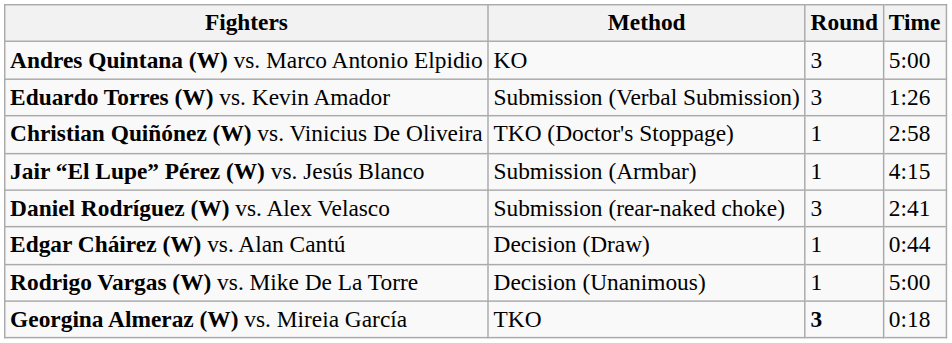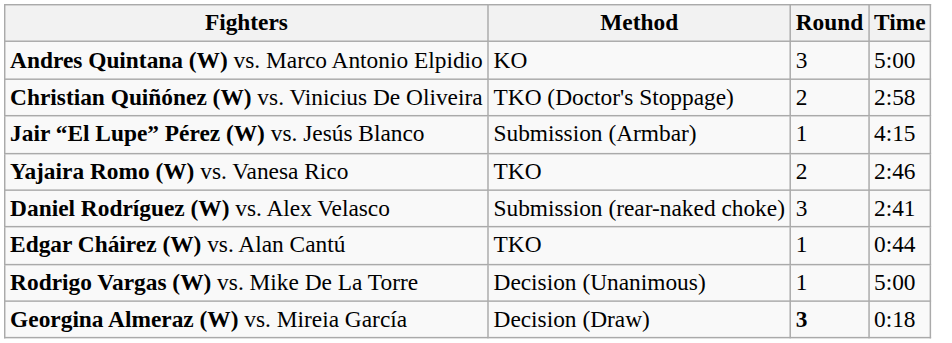- row: (200, 97)
(816, 134) 1 -> (802, 97) 2
+ row: (179, 171)
(572, 245) Decision (Draw) -> (518, 245) TKO
(518, 319) TKO -> (572, 319) Decision (Draw)
